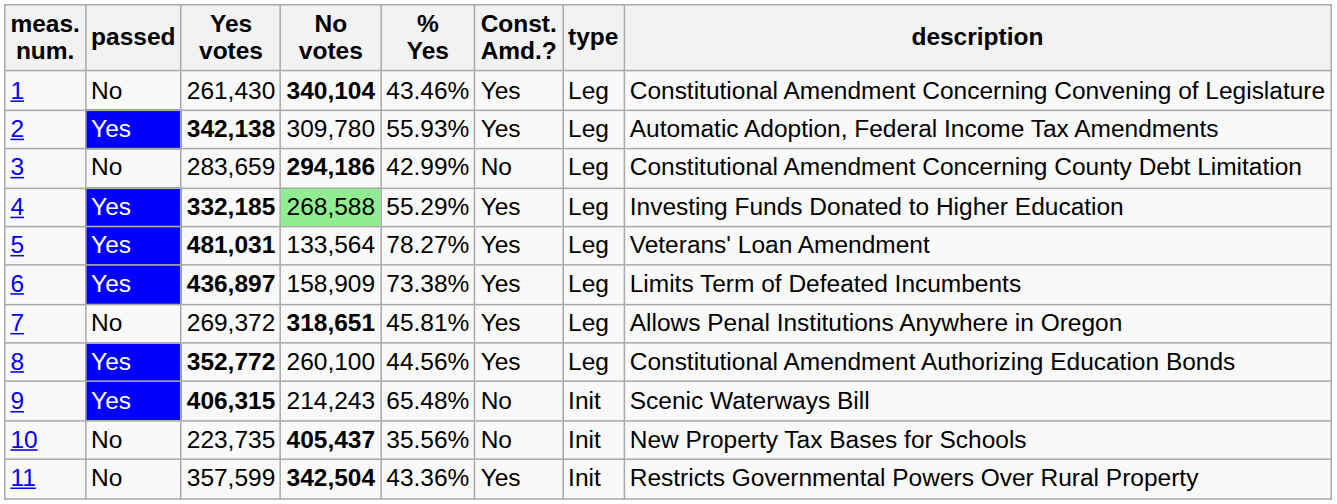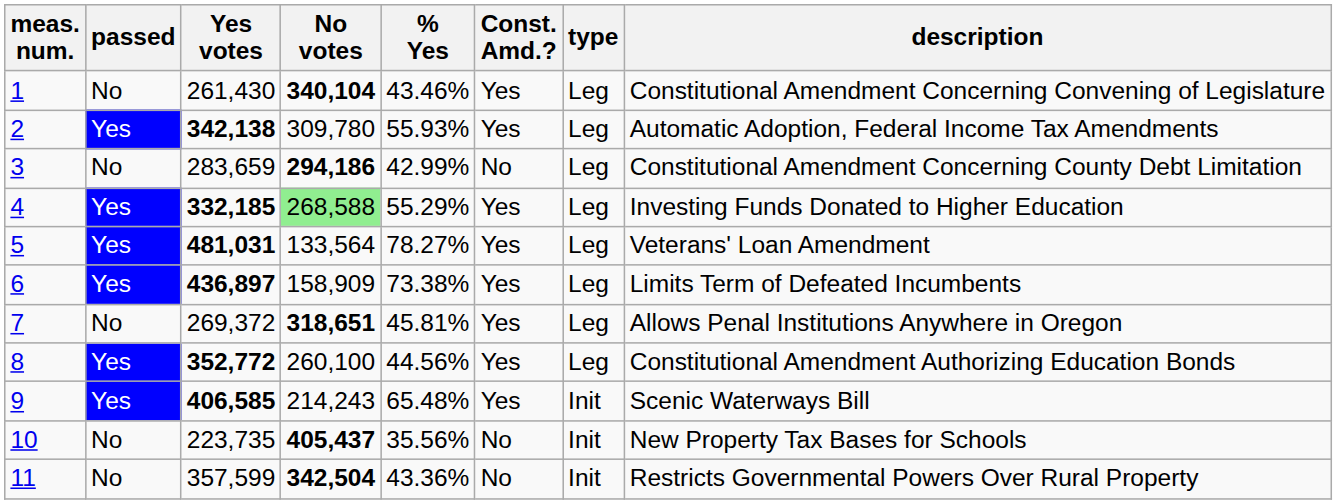(231, 400) 406,315 -> (231, 400) 406,585
(496, 400) No -> (501, 400) Yes
(501, 478) Yes -> (496, 478) No
